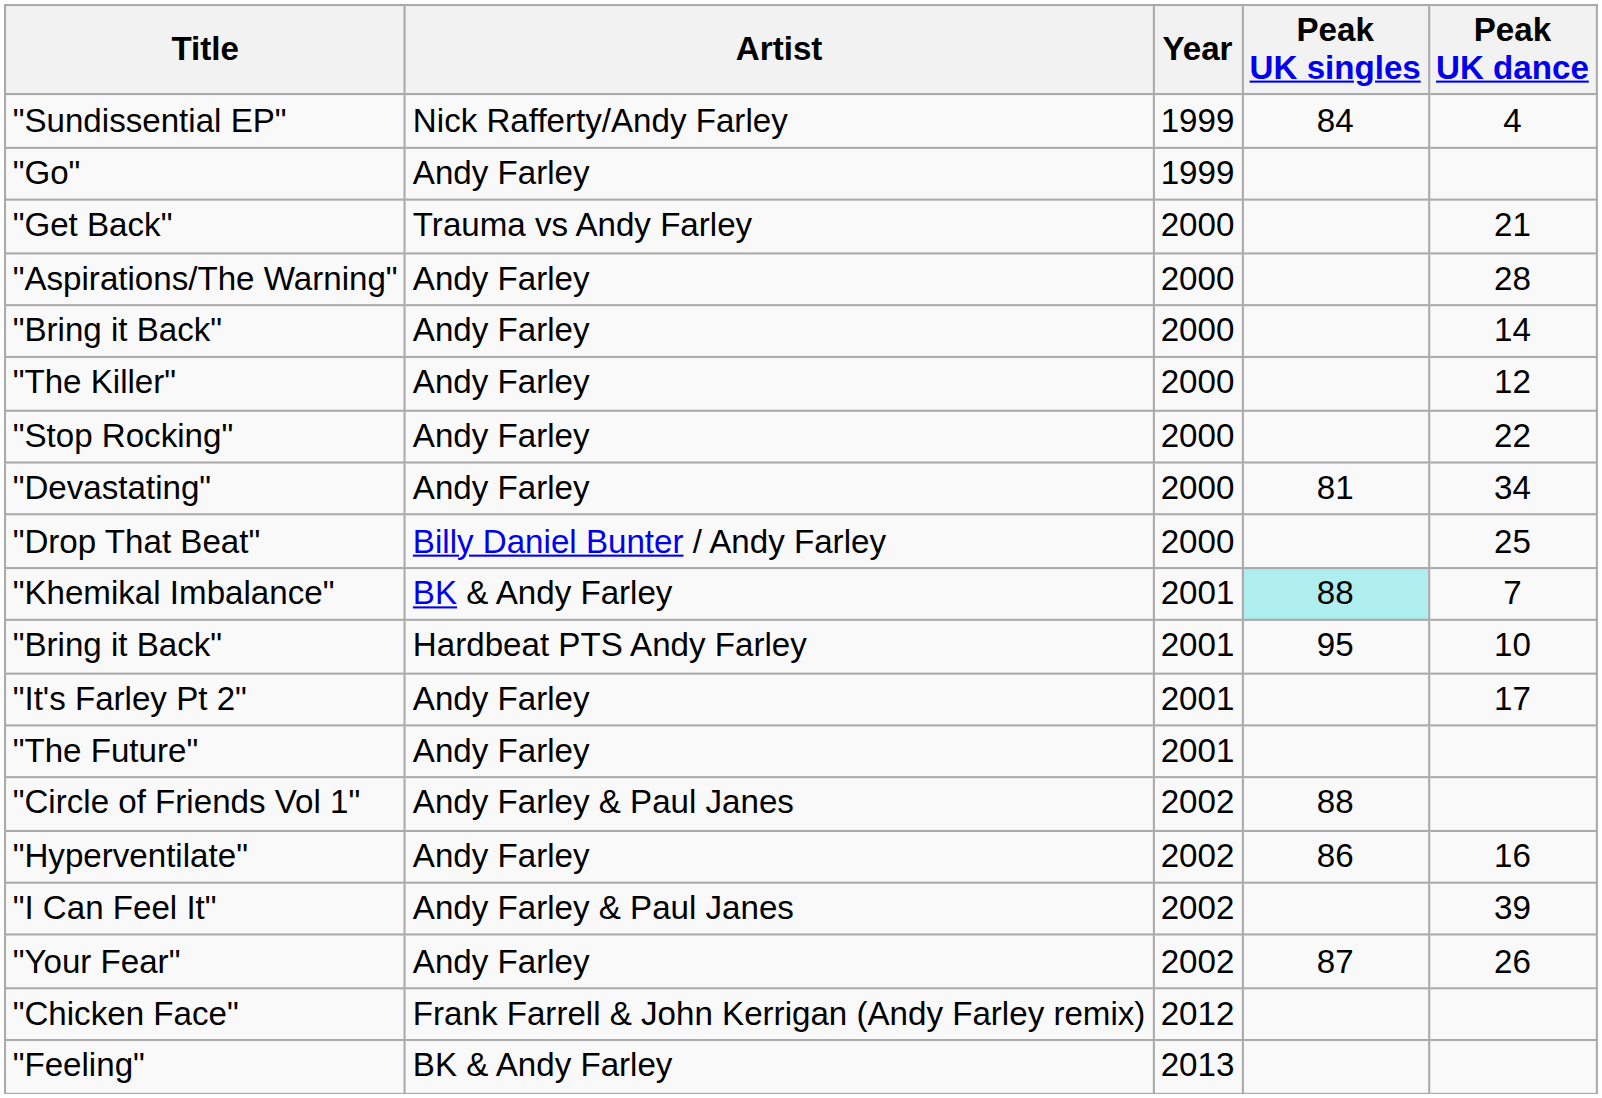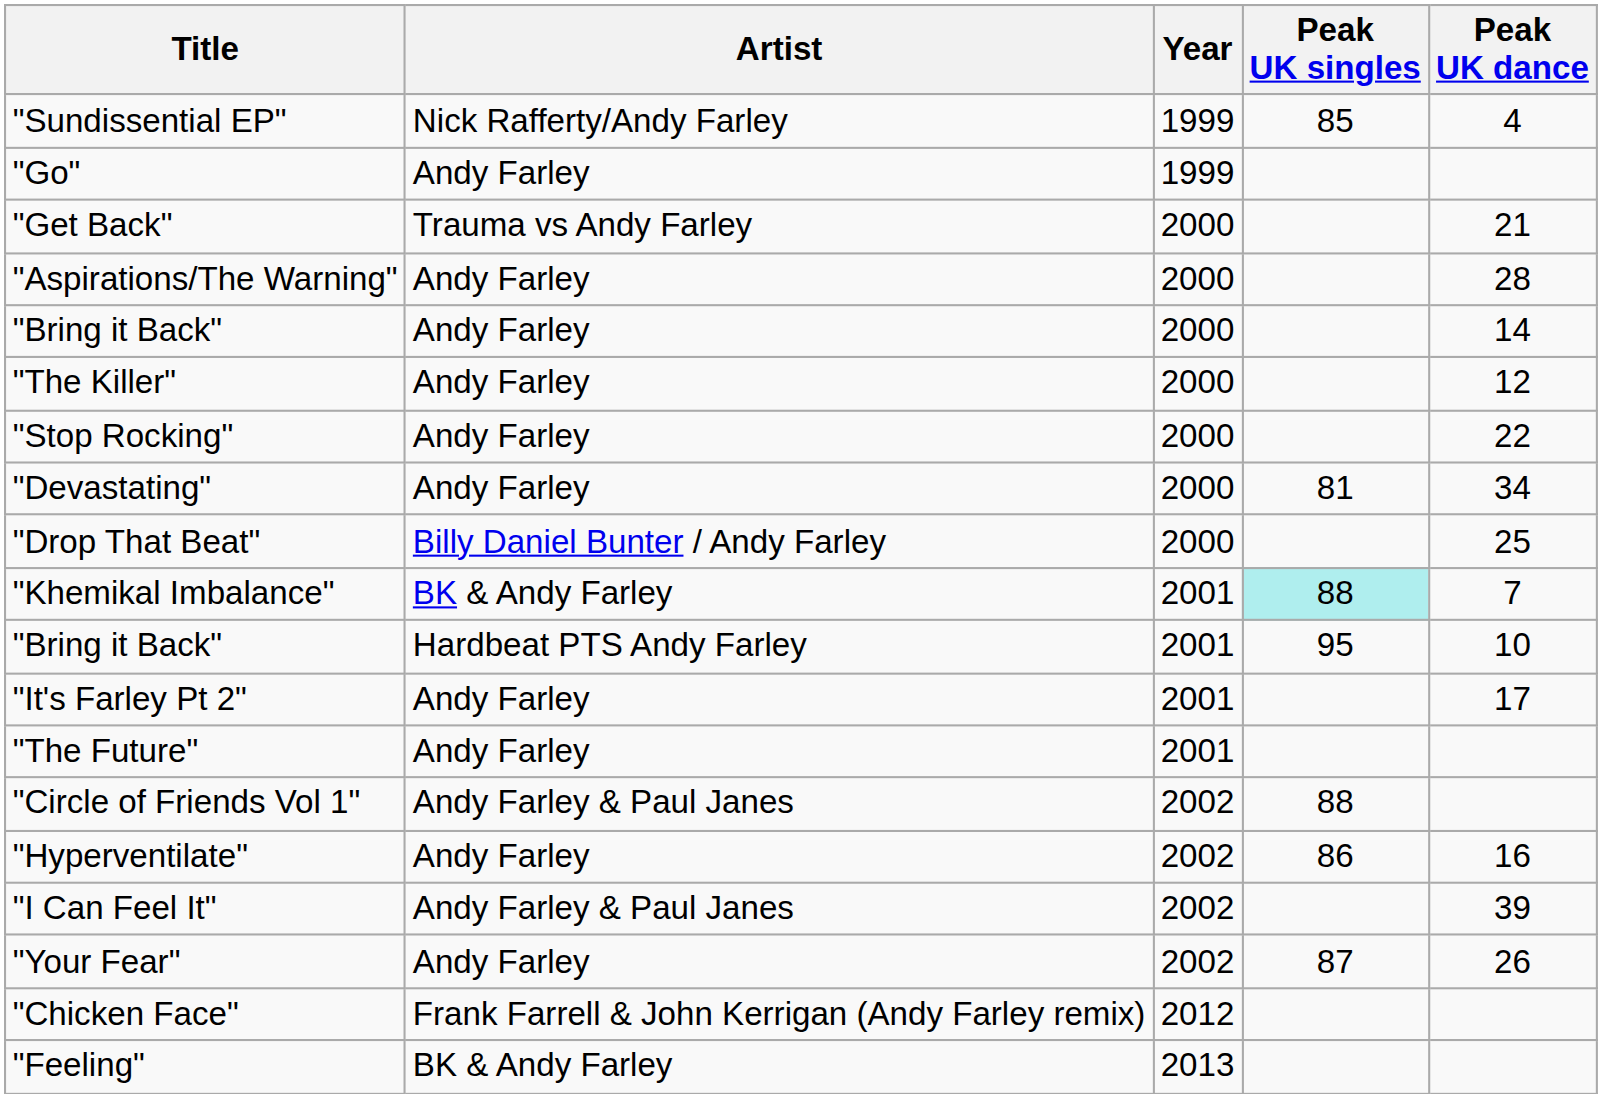(1335, 120) 84 -> (1335, 120) 85
